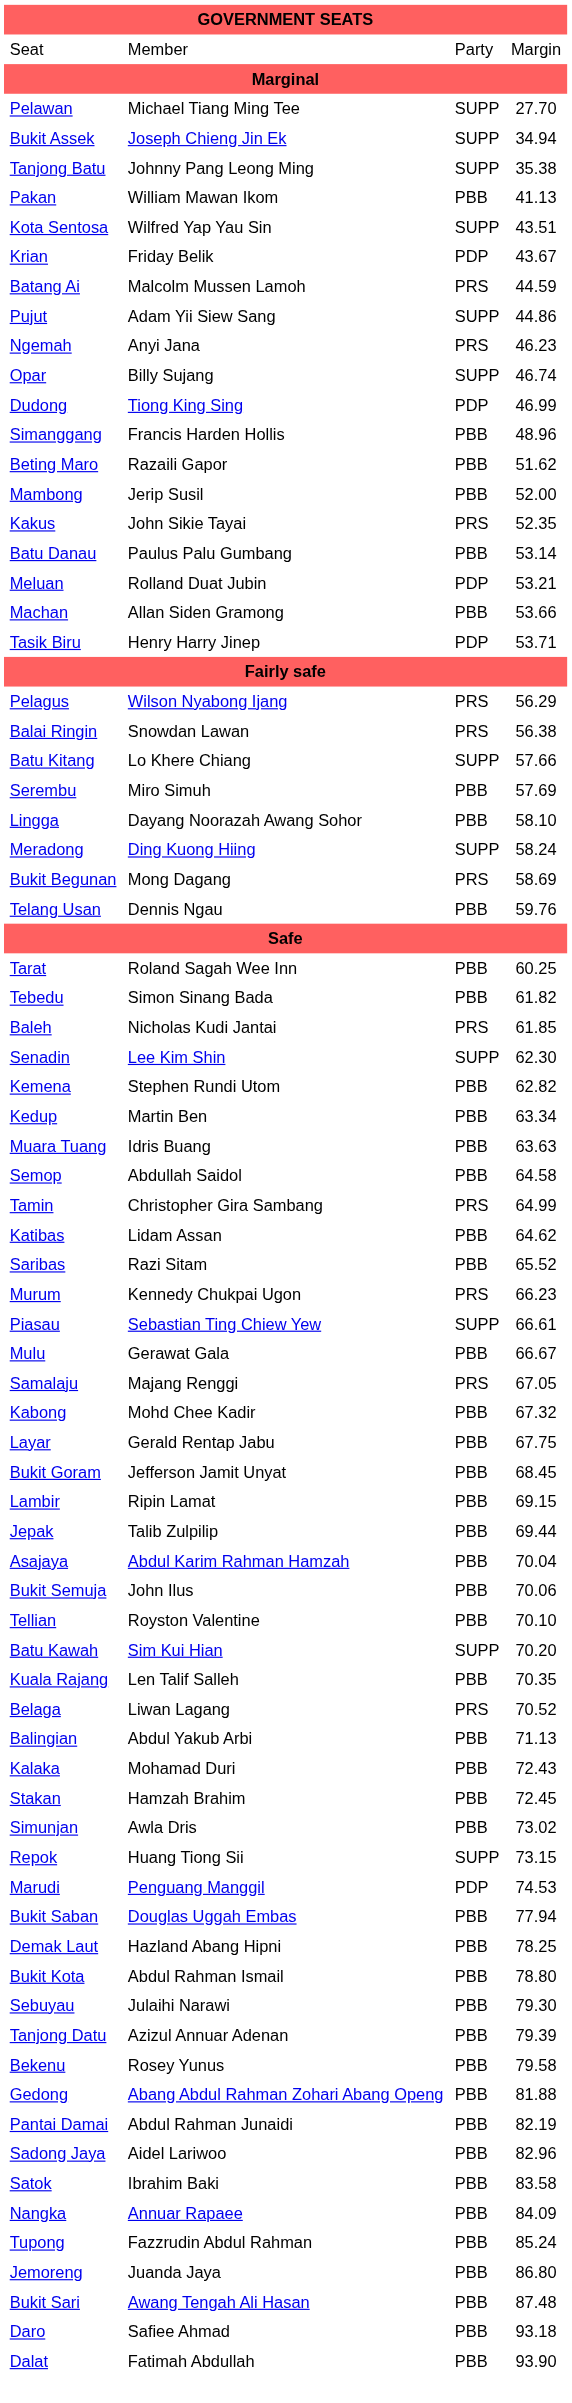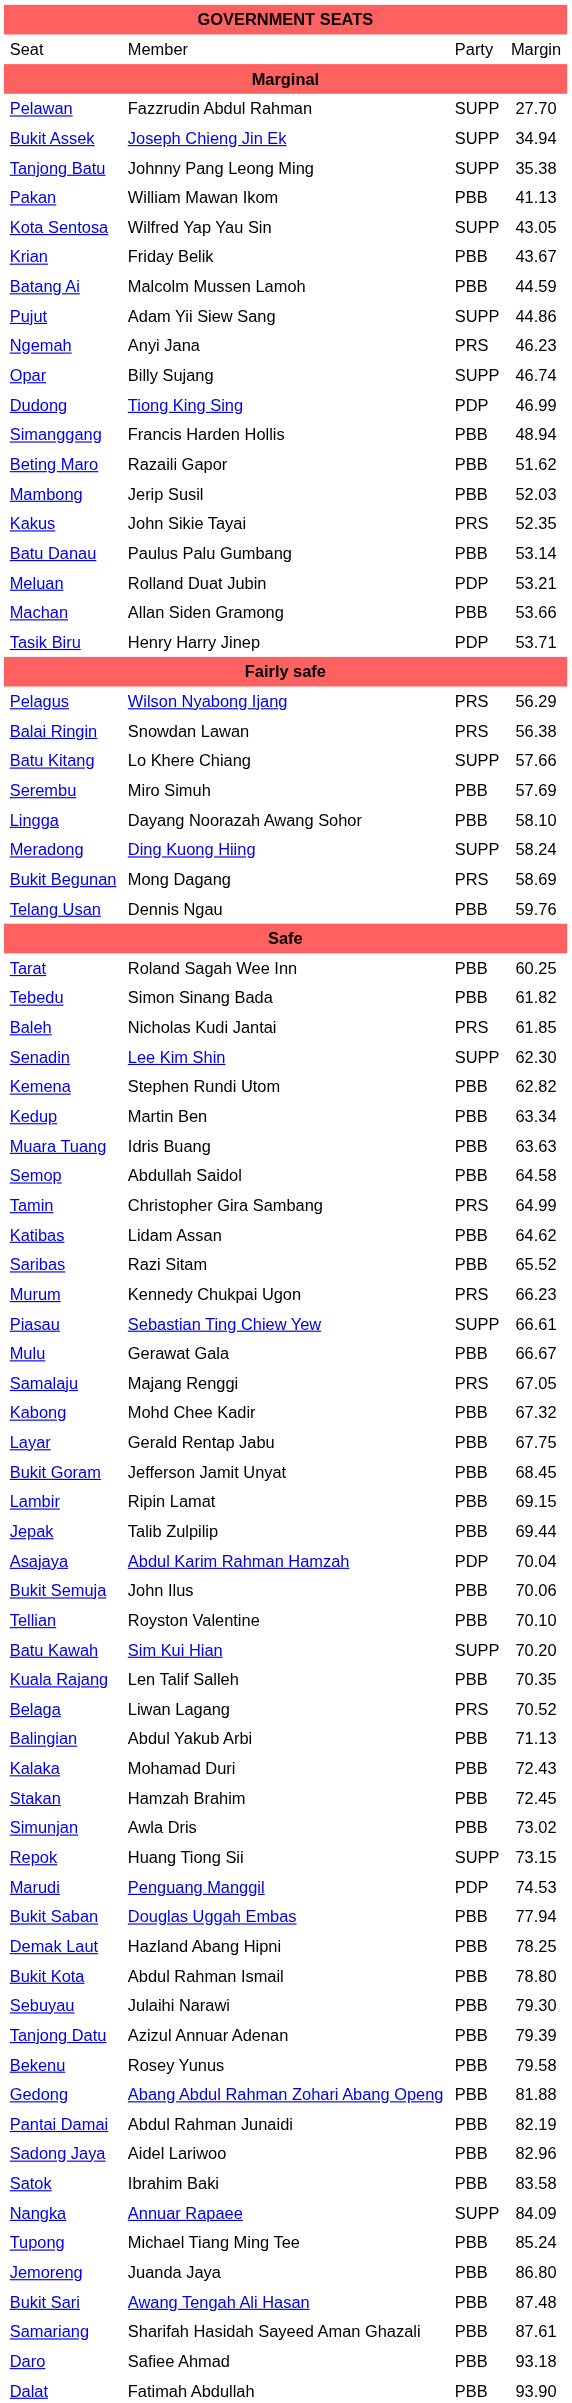(214, 108) Michael Tiang Ming Tee -> (220, 108) Fazzrudin Abdul Rahman
(536, 227) 43.51 -> (536, 227) 43.05
(472, 256) PDP -> (471, 256) PBB
(472, 286) PRS -> (471, 286) PBB
(536, 434) 48.96 -> (536, 434) 48.94
(536, 494) 52.00 -> (536, 494) 52.03
(471, 1561) PBB -> (472, 1561) PDP
(471, 2213) PBB -> (477, 2213) SUPP
(220, 2242) Fazzrudin Abdul Rahman -> (214, 2242) Michael Tiang Ming Tee
+ row: (49, 2331)
